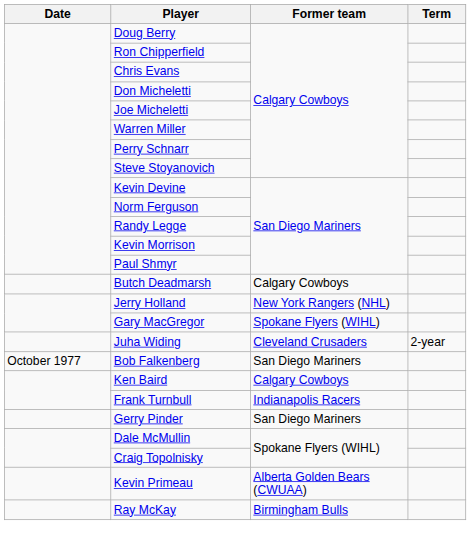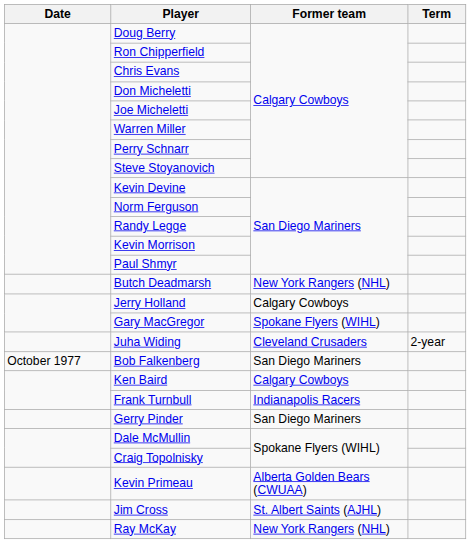(301, 284) Calgary Cowboys -> (322, 284) New York Rangers (NHL)
(322, 303) New York Rangers (NHL) -> (301, 303) Calgary Cowboys
+ row: (141, 509)
(301, 509) Birmingham Bulls -> (322, 529) New York Rangers (NHL)
